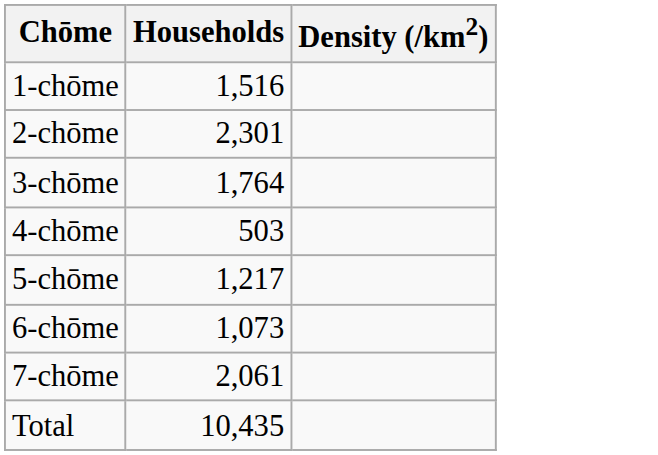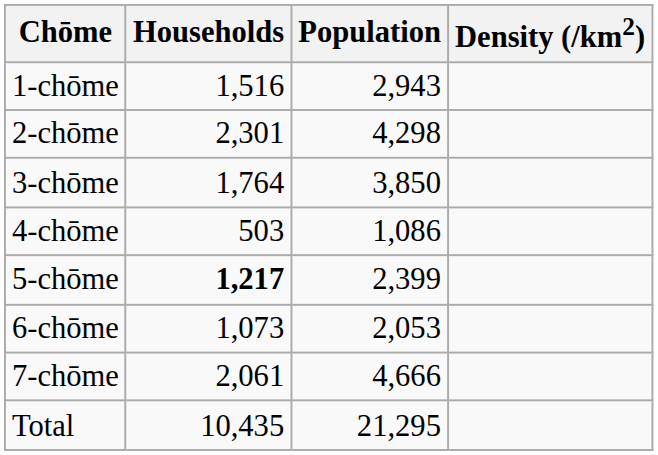+ column: (370, 32)
(250, 279) normal -> (250, 279) bold
